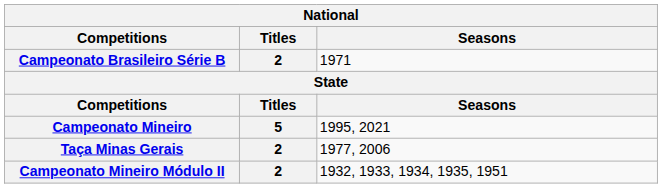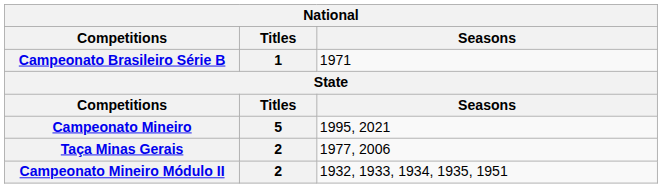(278, 60) 2 -> (278, 60) 1
